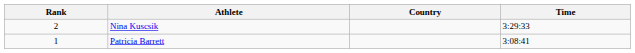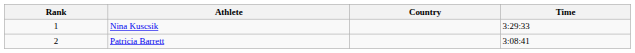(56, 26) 2 -> (56, 26) 1
(56, 41) 1 -> (56, 41) 2
